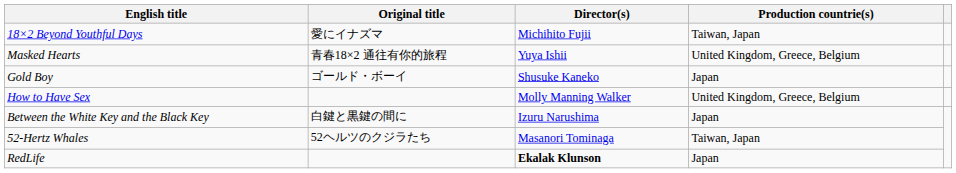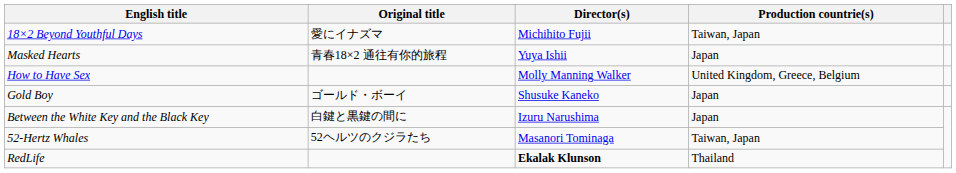(776, 55) United Kingdom, Greece, Belgium -> (705, 55) Japan
rows swapped: (30, 76) <-> (49, 96)
(705, 158) Japan -> (713, 158) Thailand
